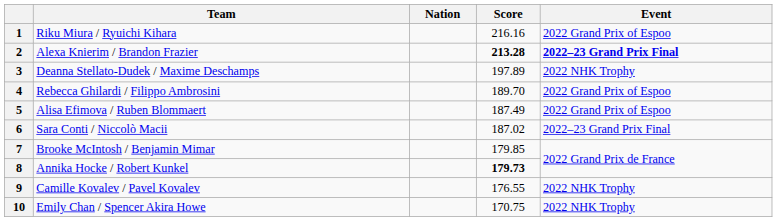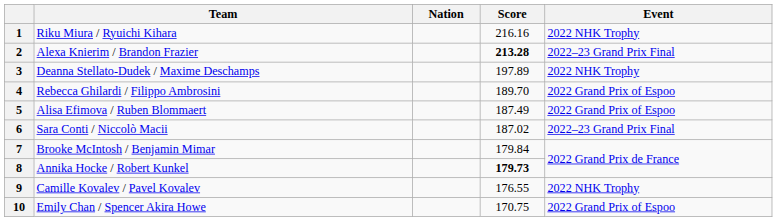(607, 33) 2022 Grand Prix of Espoo -> (593, 33) 2022 NHK Trophy
(611, 52) bold -> (611, 52) normal
(508, 149) 179.85 -> (512, 149) 179.84
(589, 206) 2022 NHK Trophy -> (611, 206) 2022 Grand Prix of Espoo
